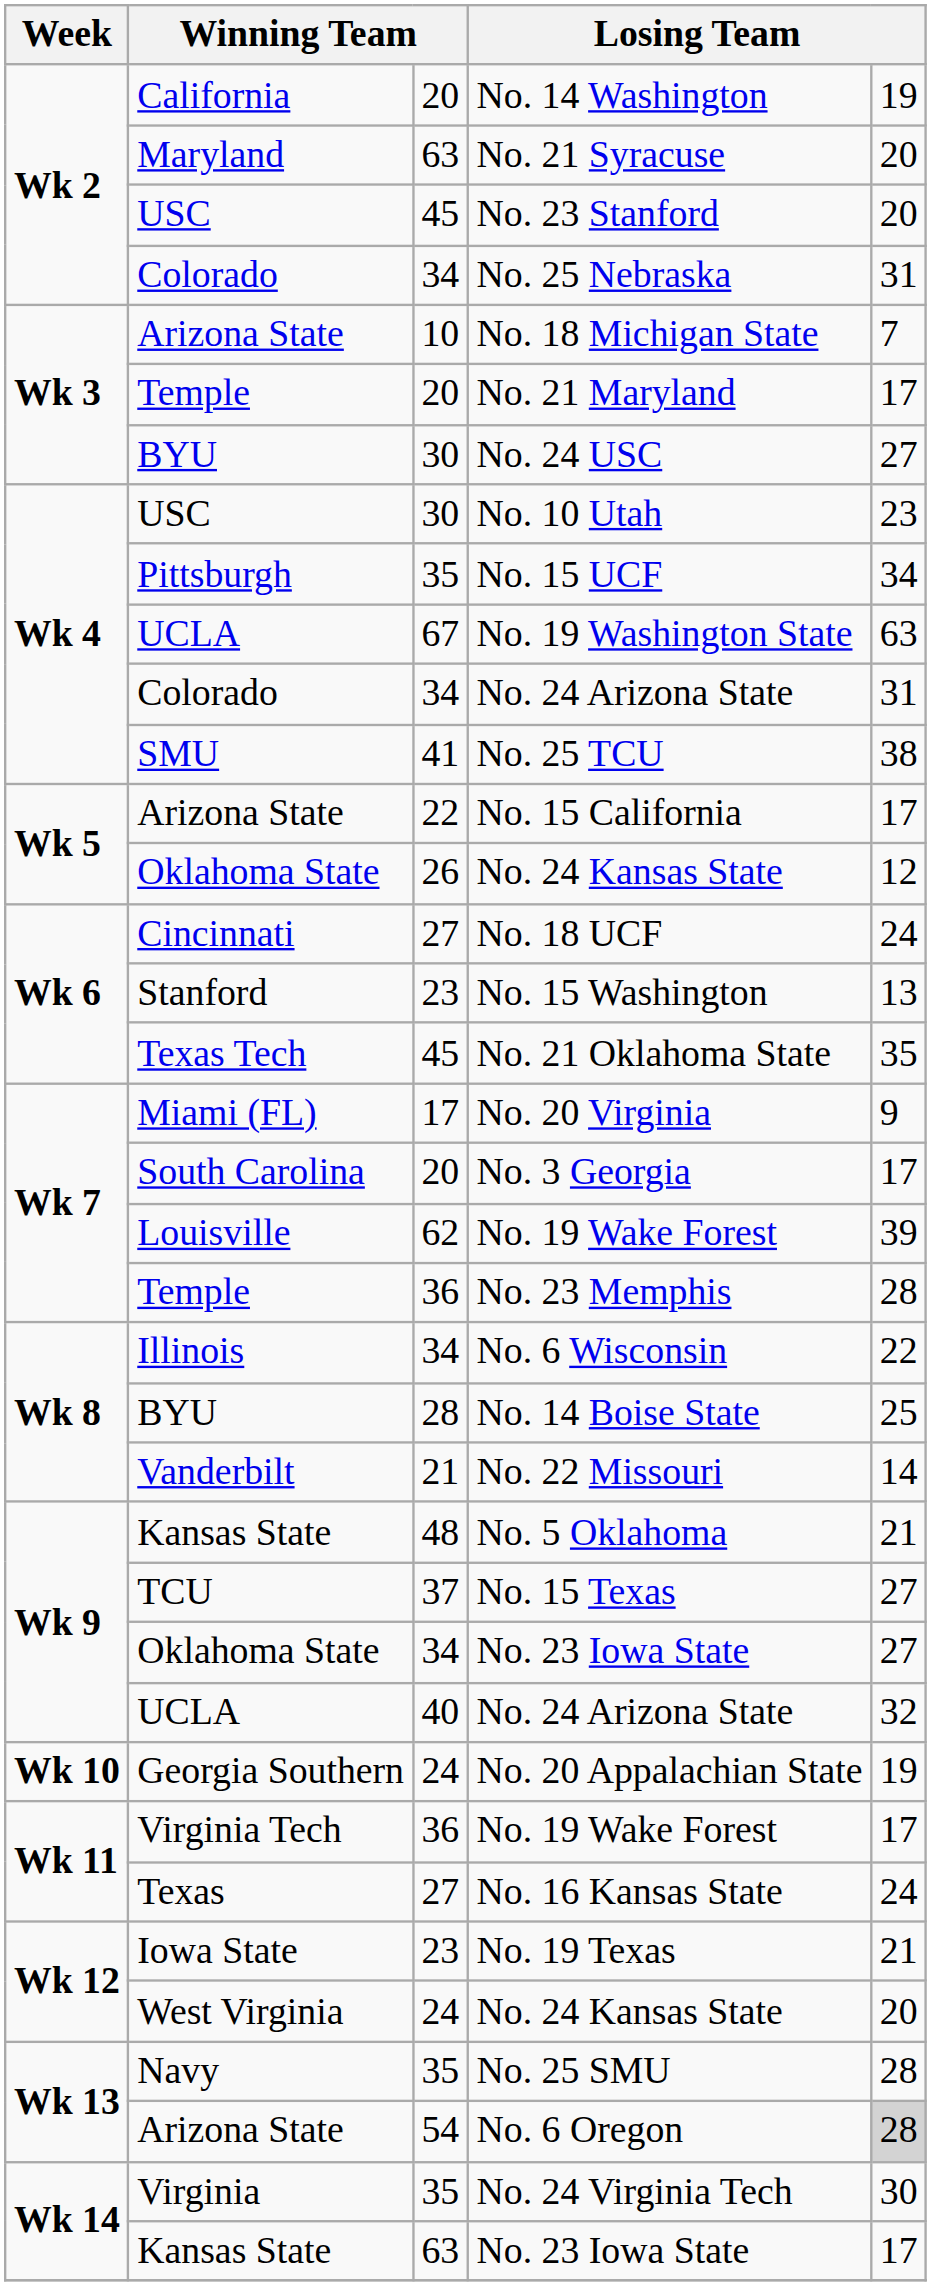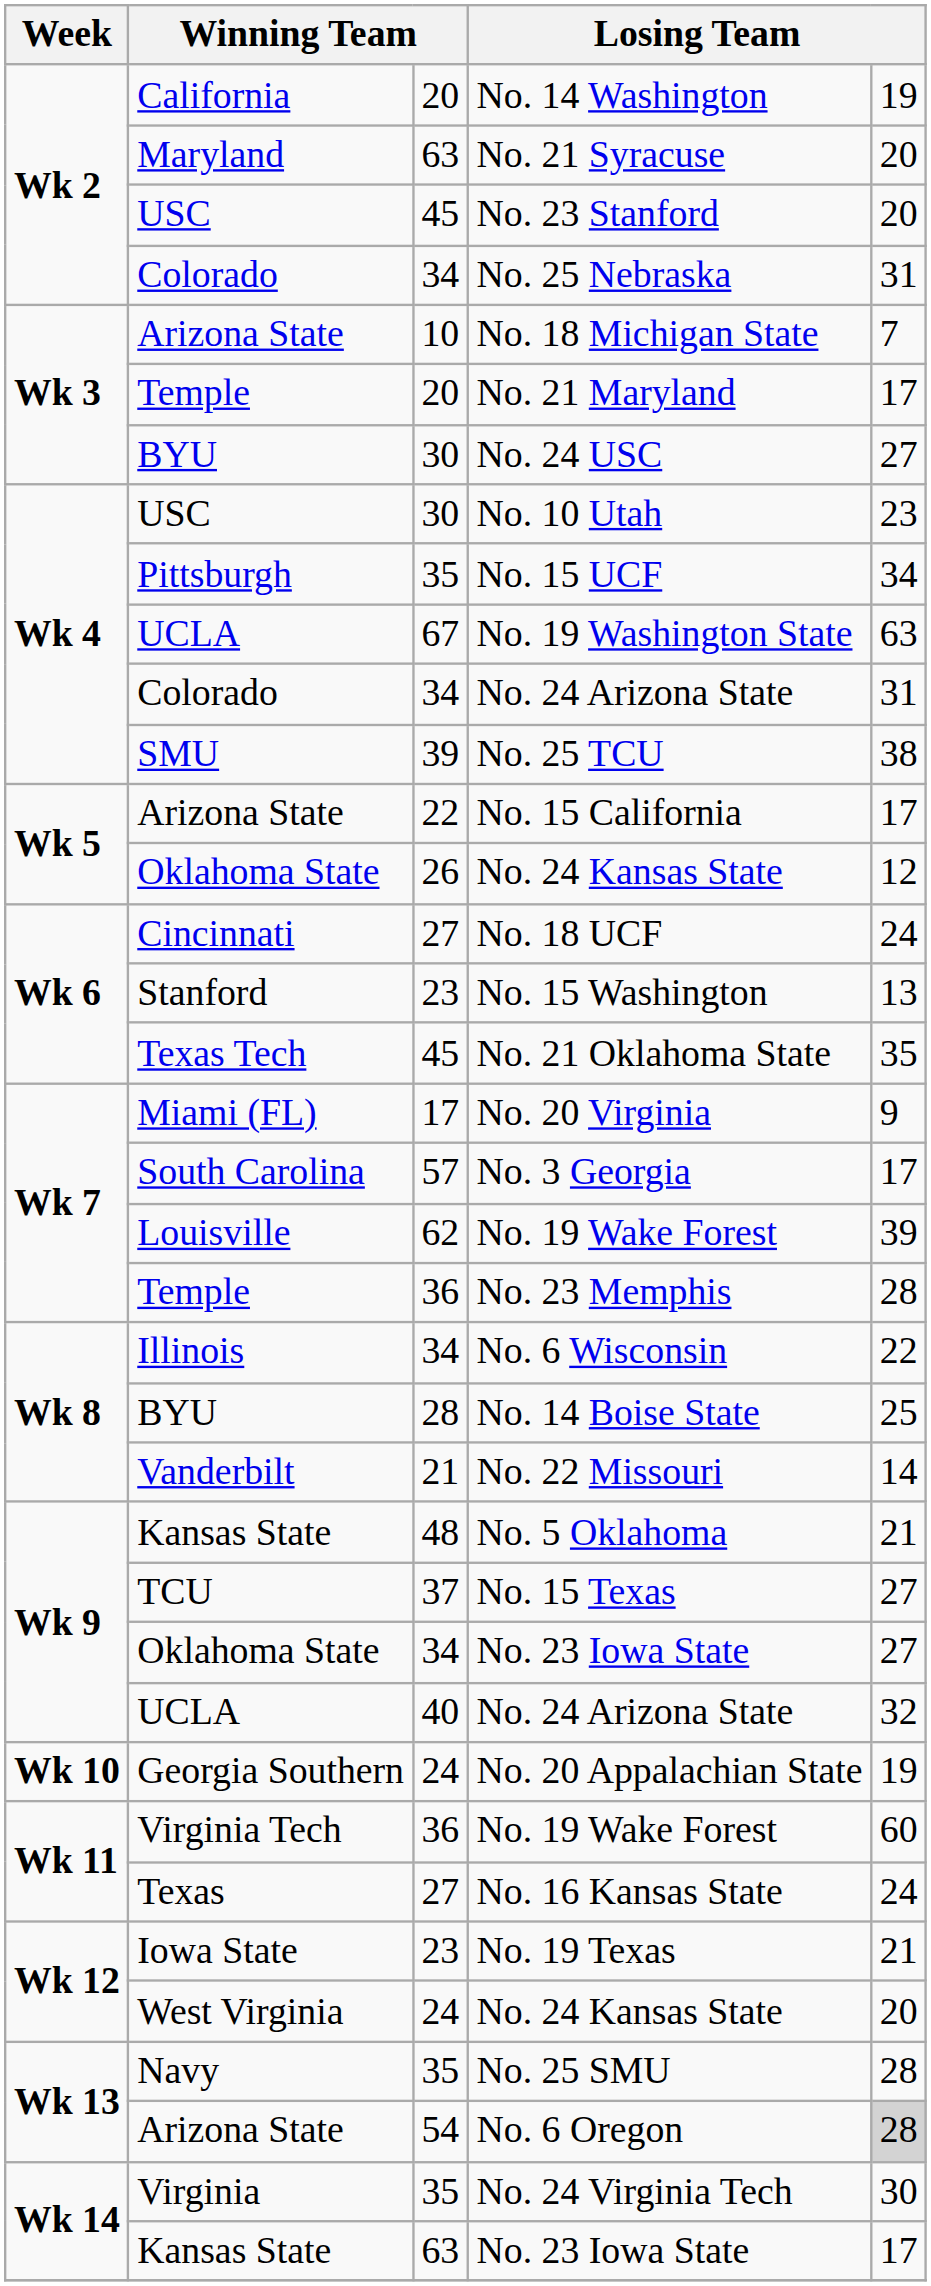(440, 753) 41 -> (440, 753) 39
(440, 1172) 20 -> (440, 1172) 57
(899, 1830) 17 -> (899, 1830) 60
